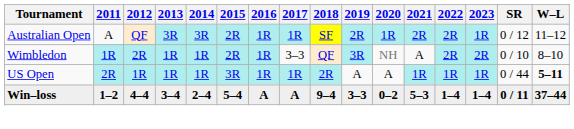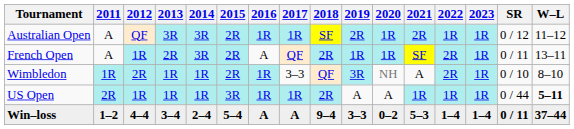(450, 34) 2R -> (450, 34) 1R
+ row: (40, 54)
(482, 54) 2R -> (482, 74) 1R
